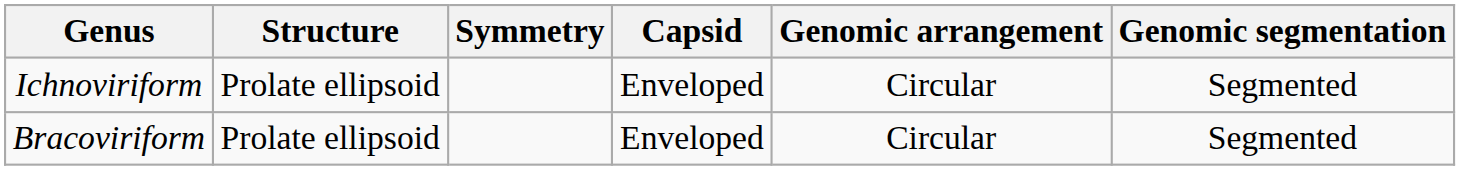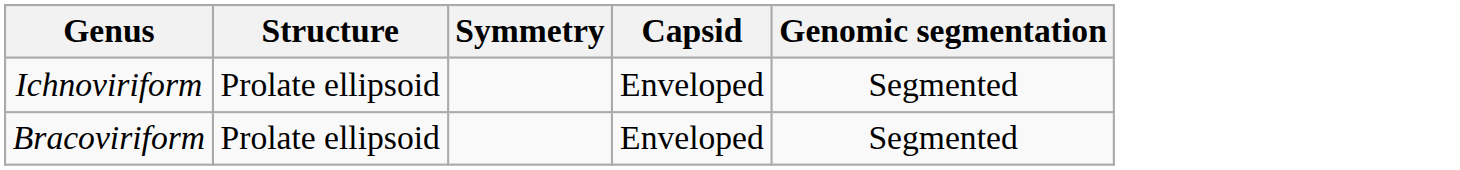- column: (941, 31)
